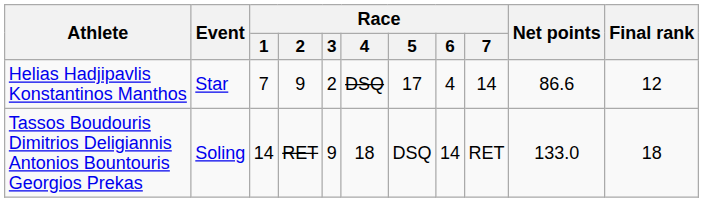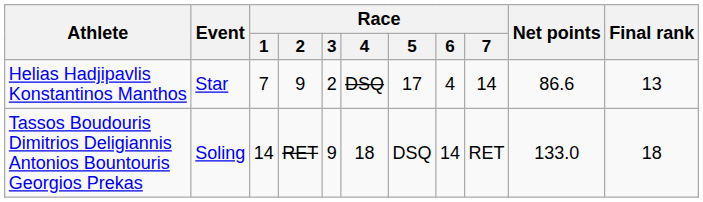(652, 85) 12 -> (652, 85) 13
